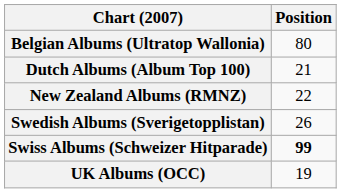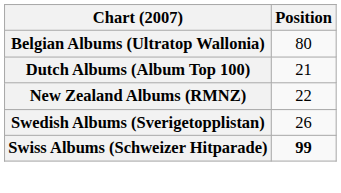- row: (138, 174)
